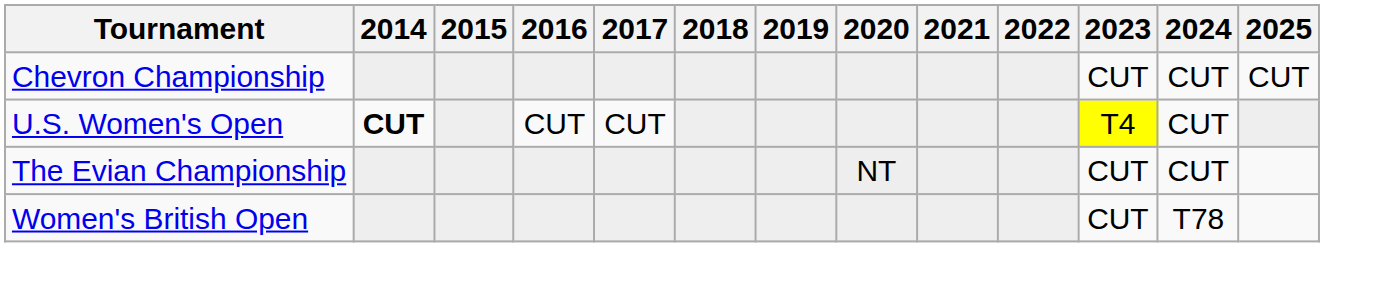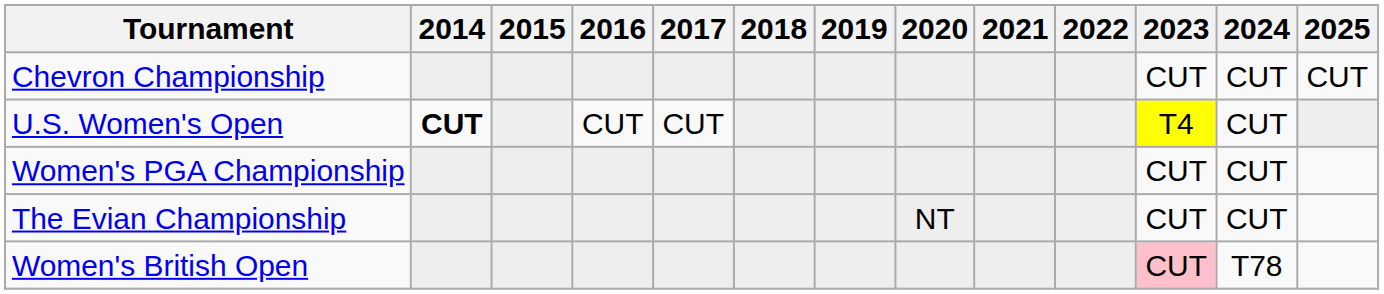+ row: (208, 171)
(1118, 218) no background -> (1176, 266) pink background
